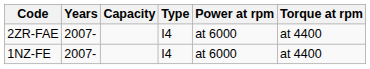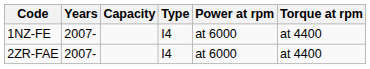rows swapped: (29, 53) <-> (33, 34)
